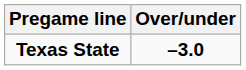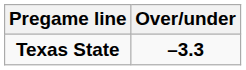(186, 49) –3.0 -> (186, 49) –3.3
